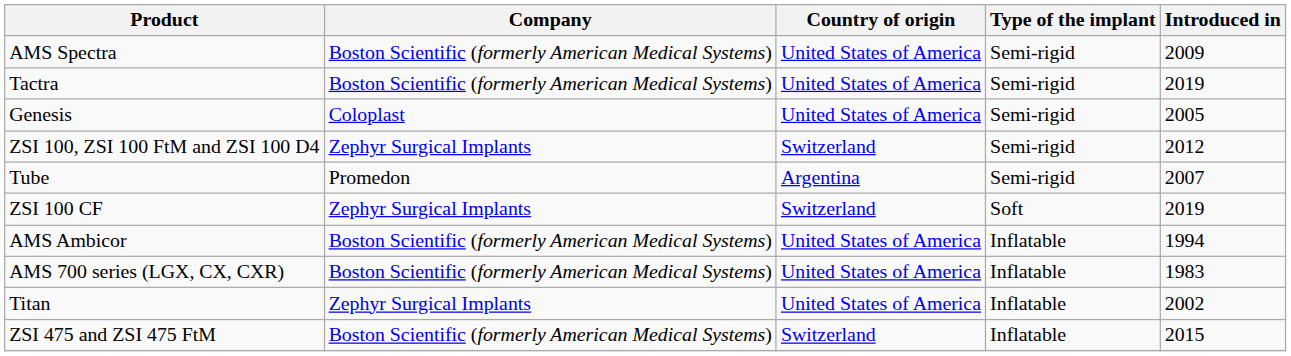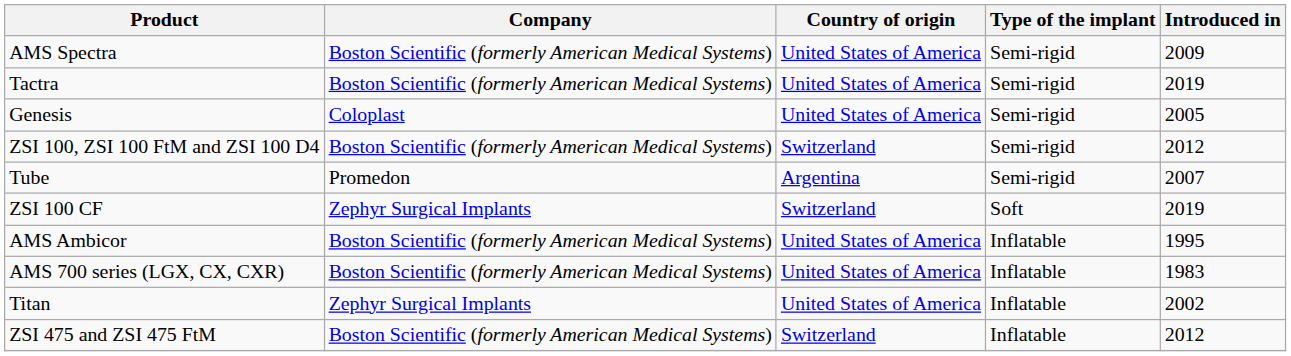(430, 146) Zephyr Surgical Implants -> (550, 146) Boston Scientific (formerly American Medical Systems)
(1185, 240) 1994 -> (1185, 240) 1995
(1185, 334) 2015 -> (1185, 334) 2012
